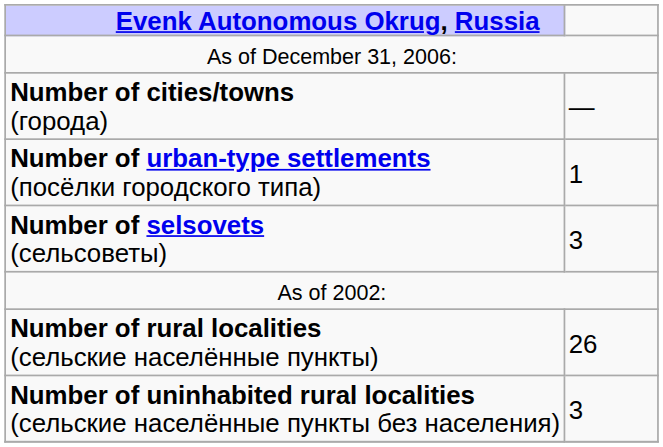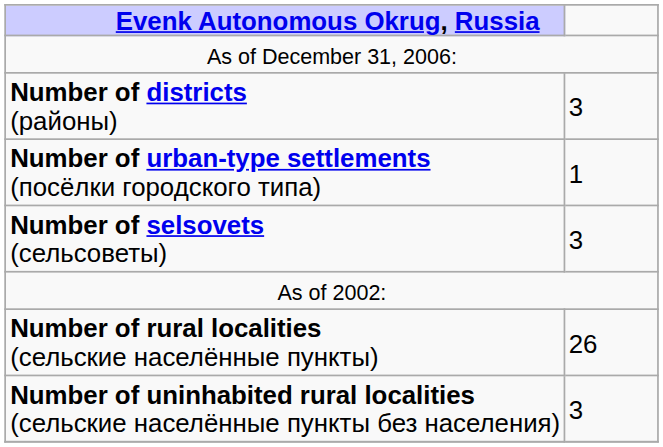+ row: (129, 106)
- row: (152, 106)
